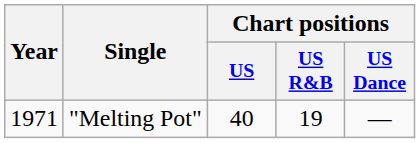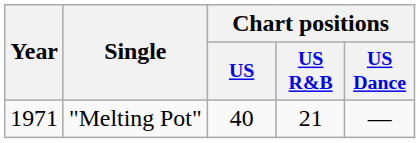(311, 118) 19 -> (311, 118) 21
